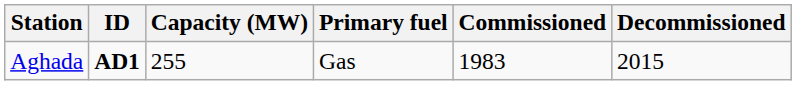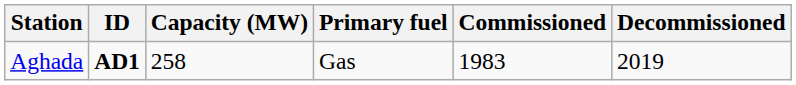(168, 60) 255 -> (168, 60) 258
(641, 60) 2015 -> (641, 60) 2019
